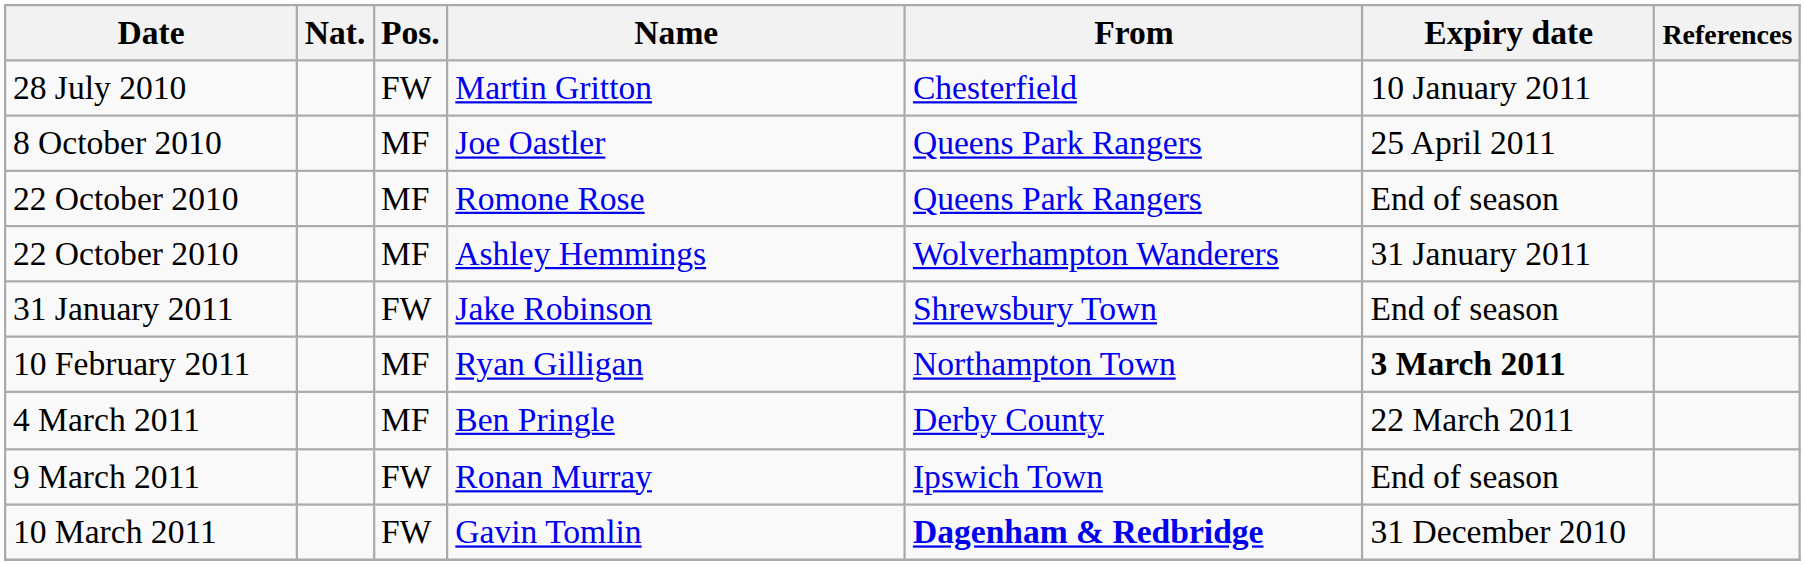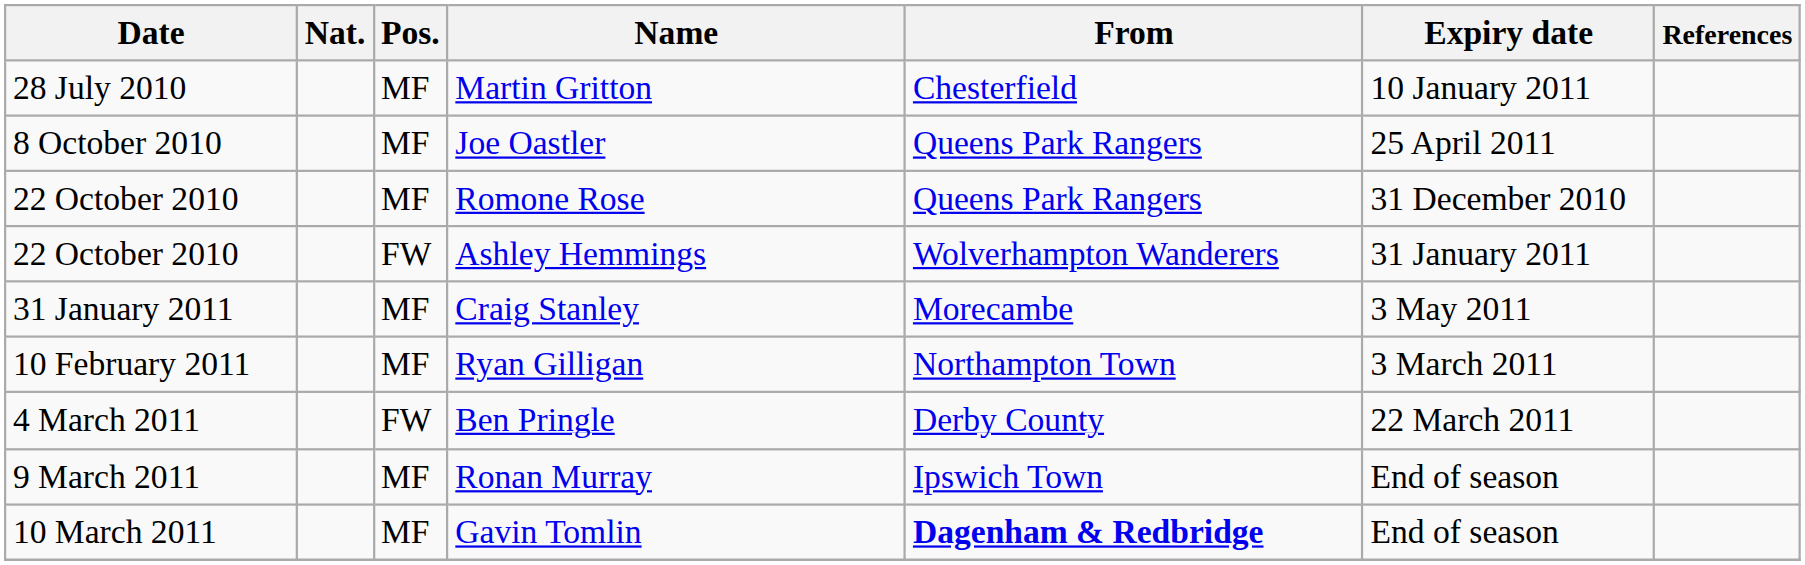(406, 87) FW -> (405, 87) MF
(1465, 198) End of season -> (1498, 198) 31 December 2010
(405, 253) MF -> (406, 253) FW
- row: (554, 309)
+ row: (547, 309)
(1468, 364) bold -> (1464, 364) normal
(405, 420) MF -> (406, 420) FW
(406, 475) FW -> (405, 475) MF
(406, 530) FW -> (405, 530) MF
(1498, 530) 31 December 2010 -> (1465, 530) End of season
